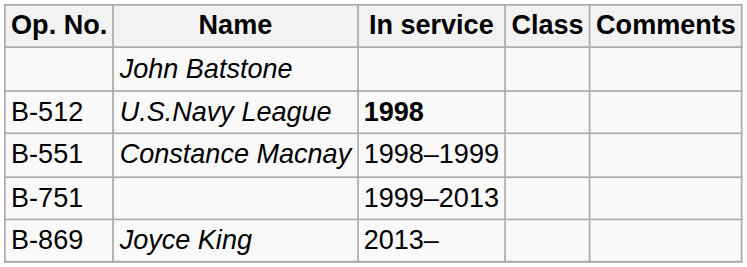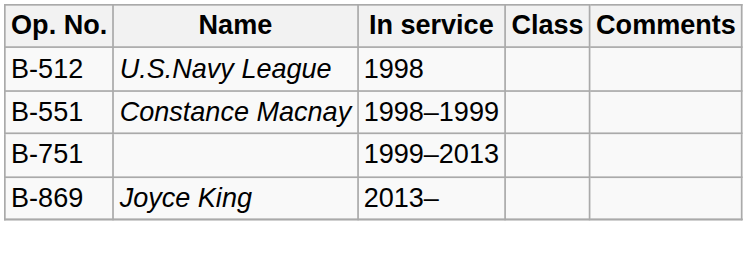- row: (59, 69)
(394, 111) bold -> (394, 68) normal
